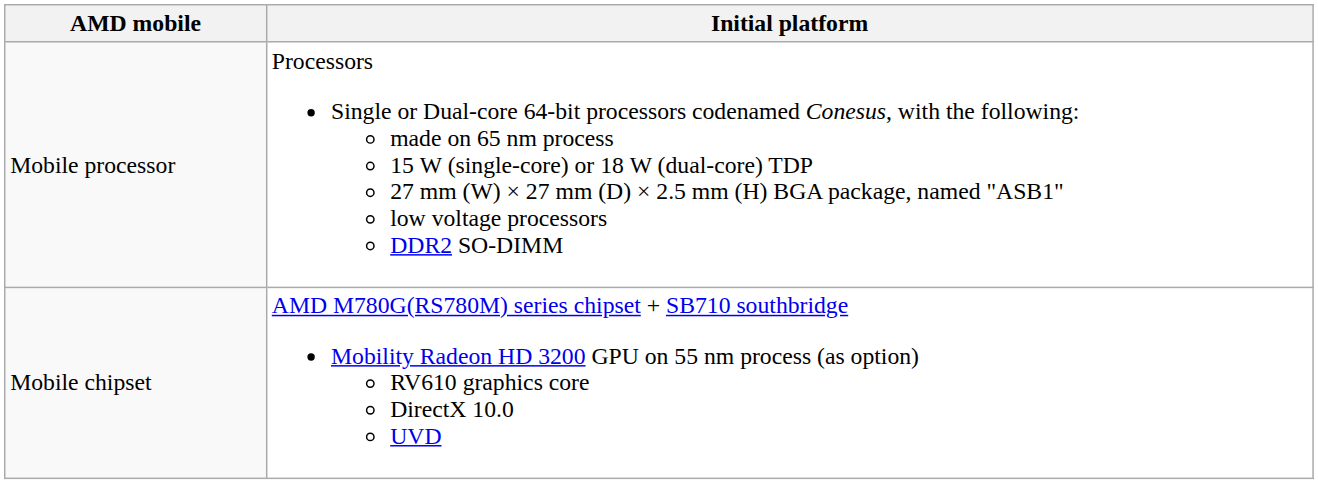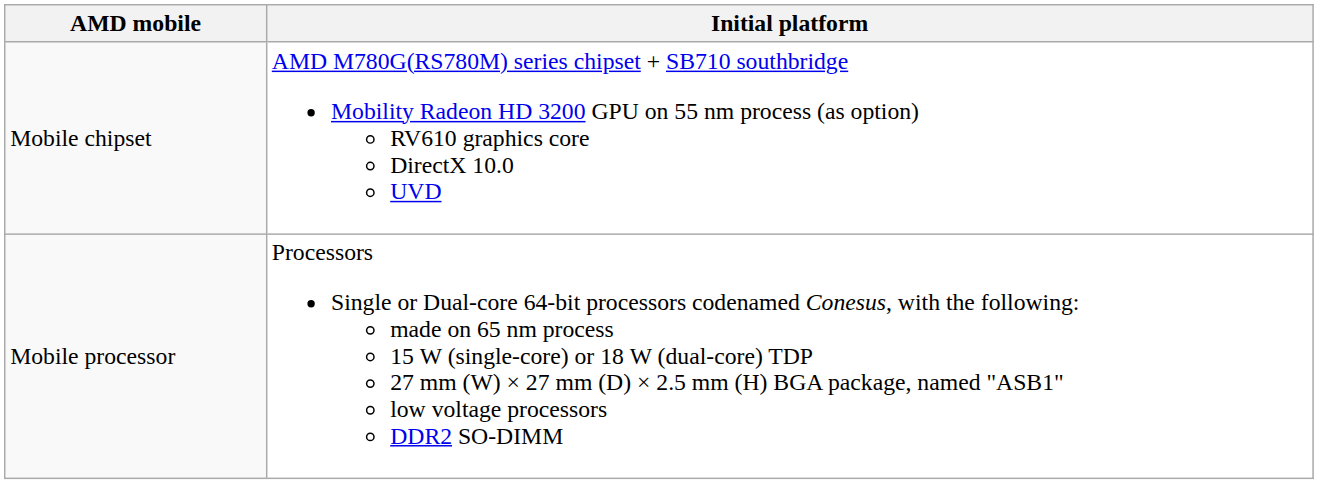rows swapped: (93, 164) <-> (81, 382)
